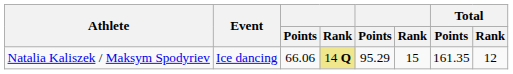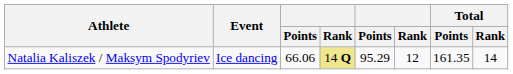(412, 58) 15 -> (412, 58) 12
(490, 58) 12 -> (490, 58) 14
